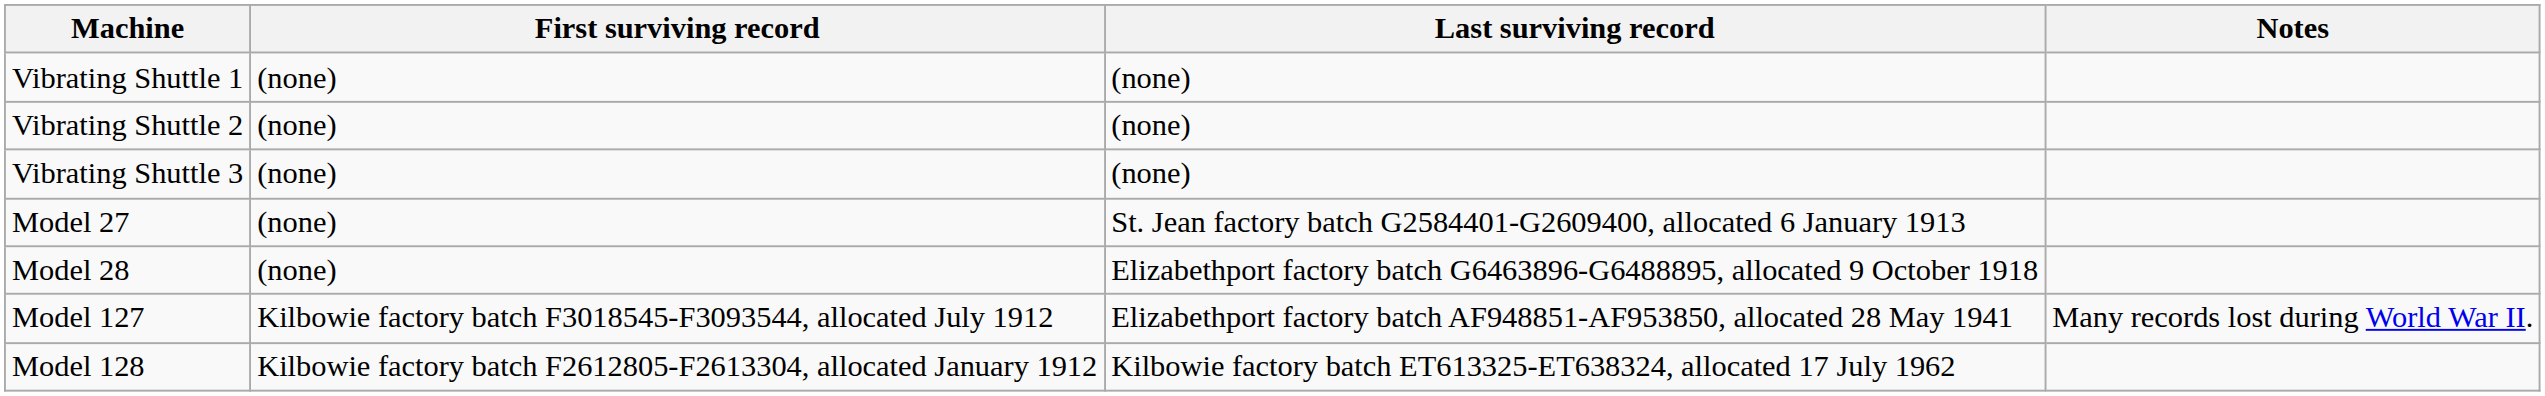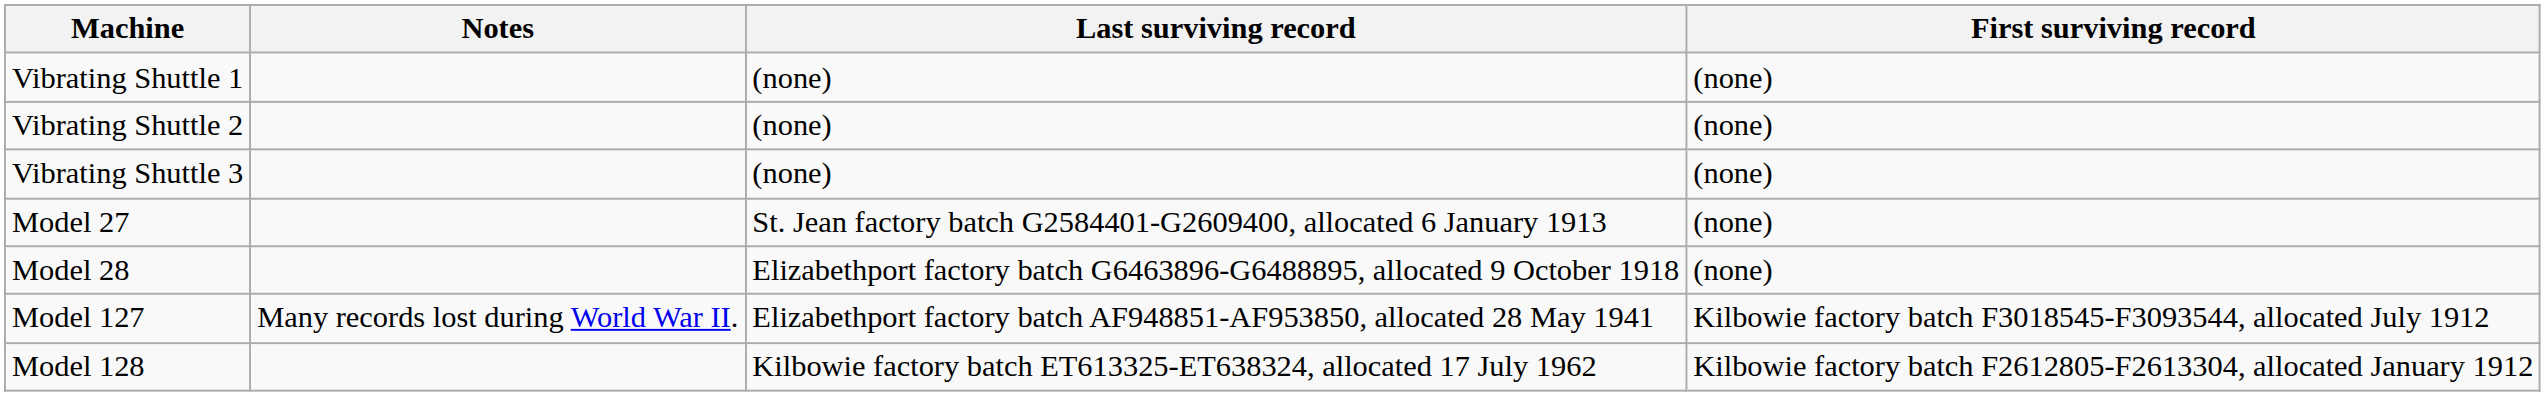columns swapped: (677, 28) <-> (2293, 28)
